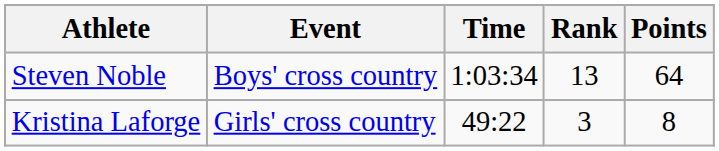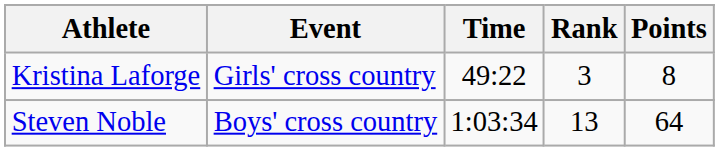rows swapped: (89, 75) <-> (106, 122)
